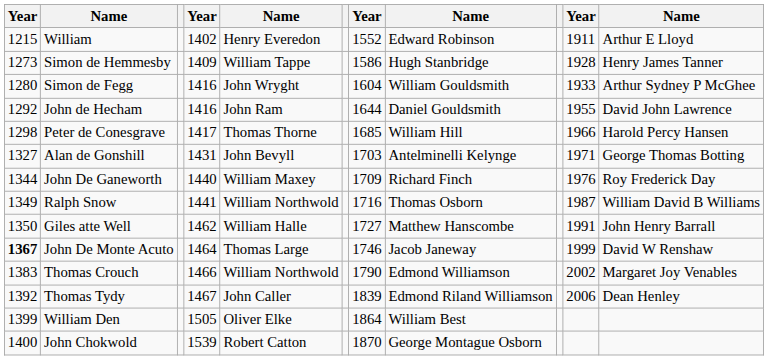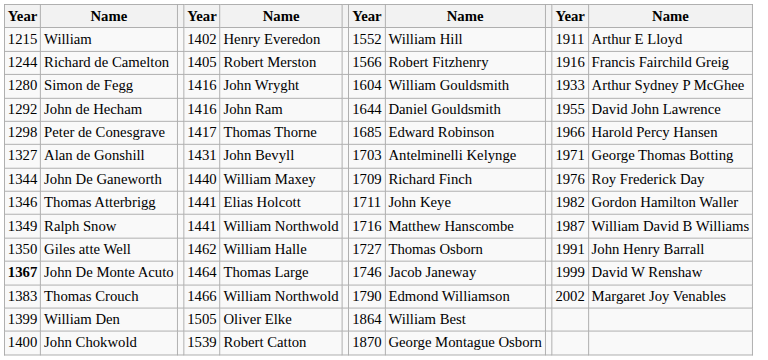(441, 39) Edward Robinson -> (426, 39) William Hill
+ row: (107, 62)
- row: (107, 62)
(426, 132) William Hill -> (441, 132) Edward Robinson
+ row: (100, 202)
(436, 202) Thomas Osborn -> (451, 226) Matthew Hanscombe
(451, 226) Matthew Hanscombe -> (436, 249) Thomas Osborn
- row: (85, 296)
